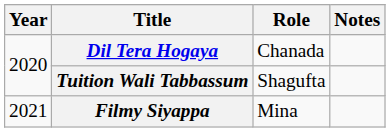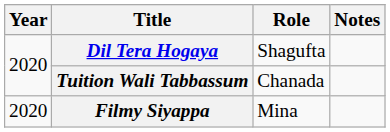(291, 50) Chanada -> (291, 50) Shagufta
(291, 80) Shagufta -> (291, 80) Chanada
(28, 111) 2021 -> (28, 111) 2020
